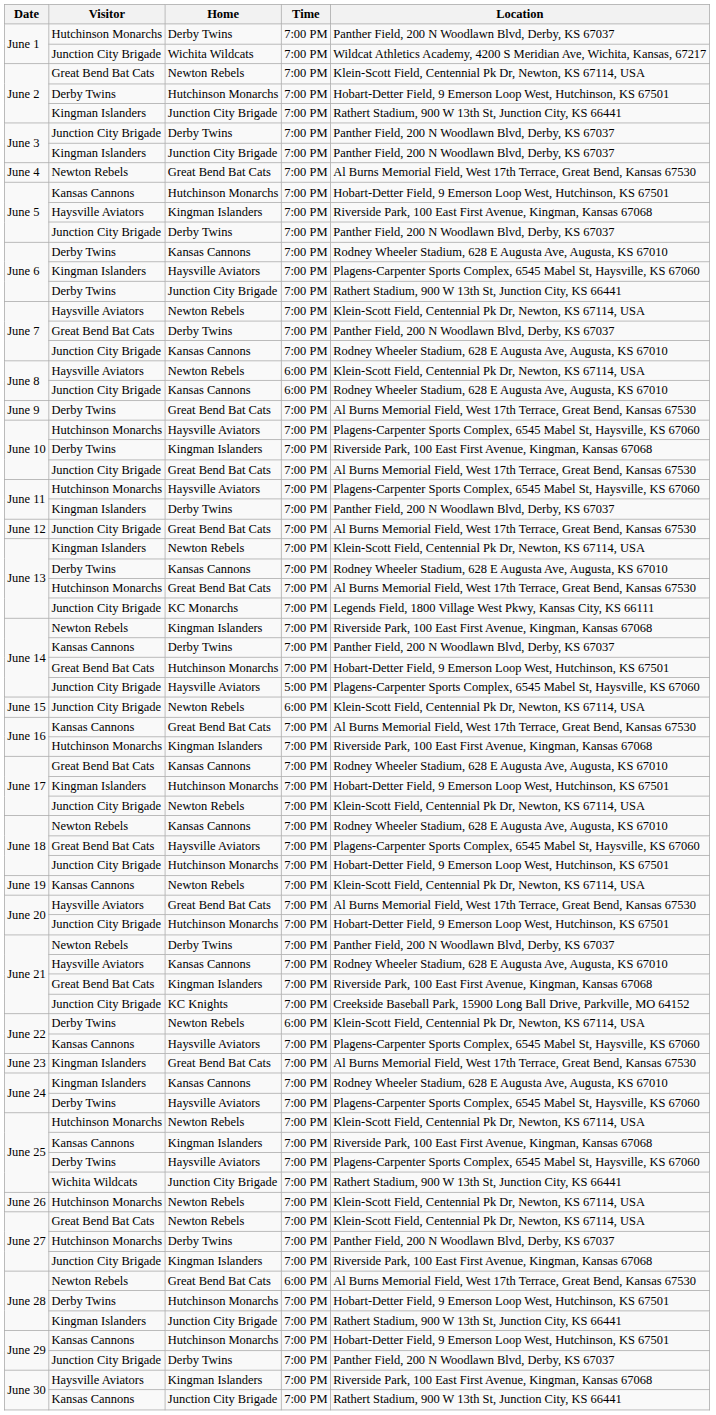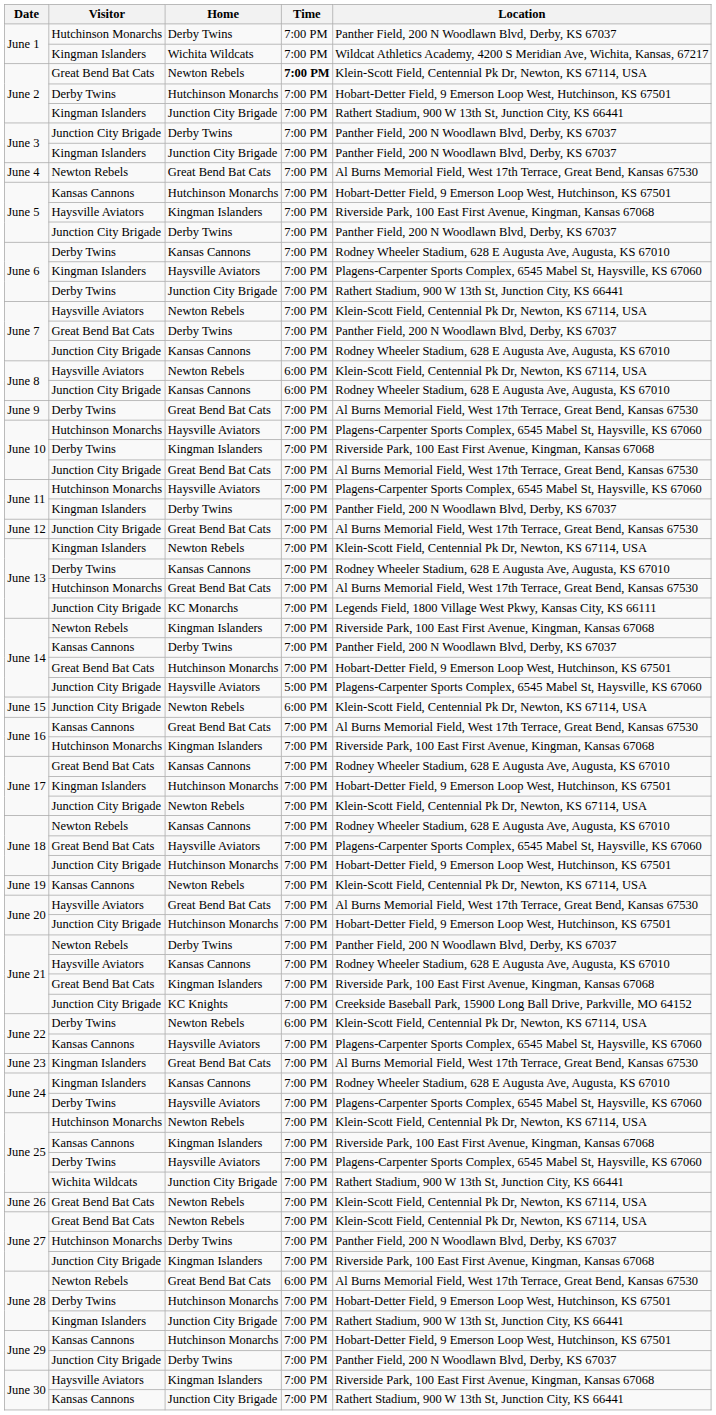(106, 53) Junction City Brigade -> (99, 53) Kingman Islanders
(306, 73) normal -> (307, 73) bold
(107, 1201) Hutchinson Monarchs -> (103, 1201) Great Bend Bat Cats
